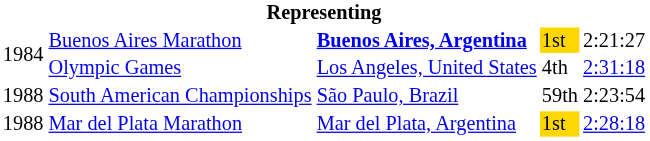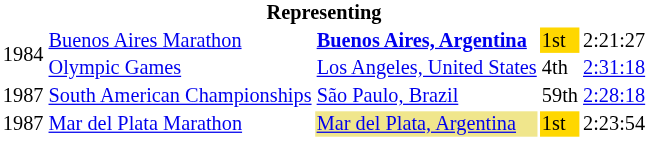(23, 95) 1988 -> (23, 95) 1987
(614, 95) 2:23:54 -> (614, 95) 2:28:18
(23, 123) 1988 -> (23, 123) 1987
(416, 123) no background -> (416, 123) khaki background
(614, 123) 2:28:18 -> (614, 123) 2:23:54
